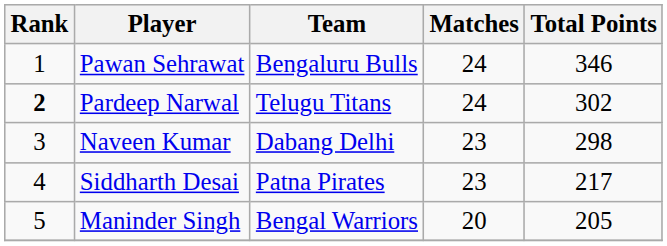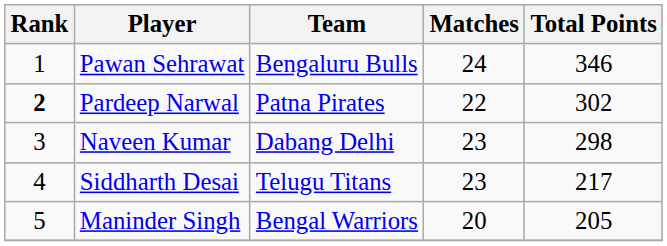(324, 102) Telugu Titans -> (320, 102) Patna Pirates
(474, 102) 24 -> (474, 102) 22
(320, 181) Patna Pirates -> (324, 181) Telugu Titans
